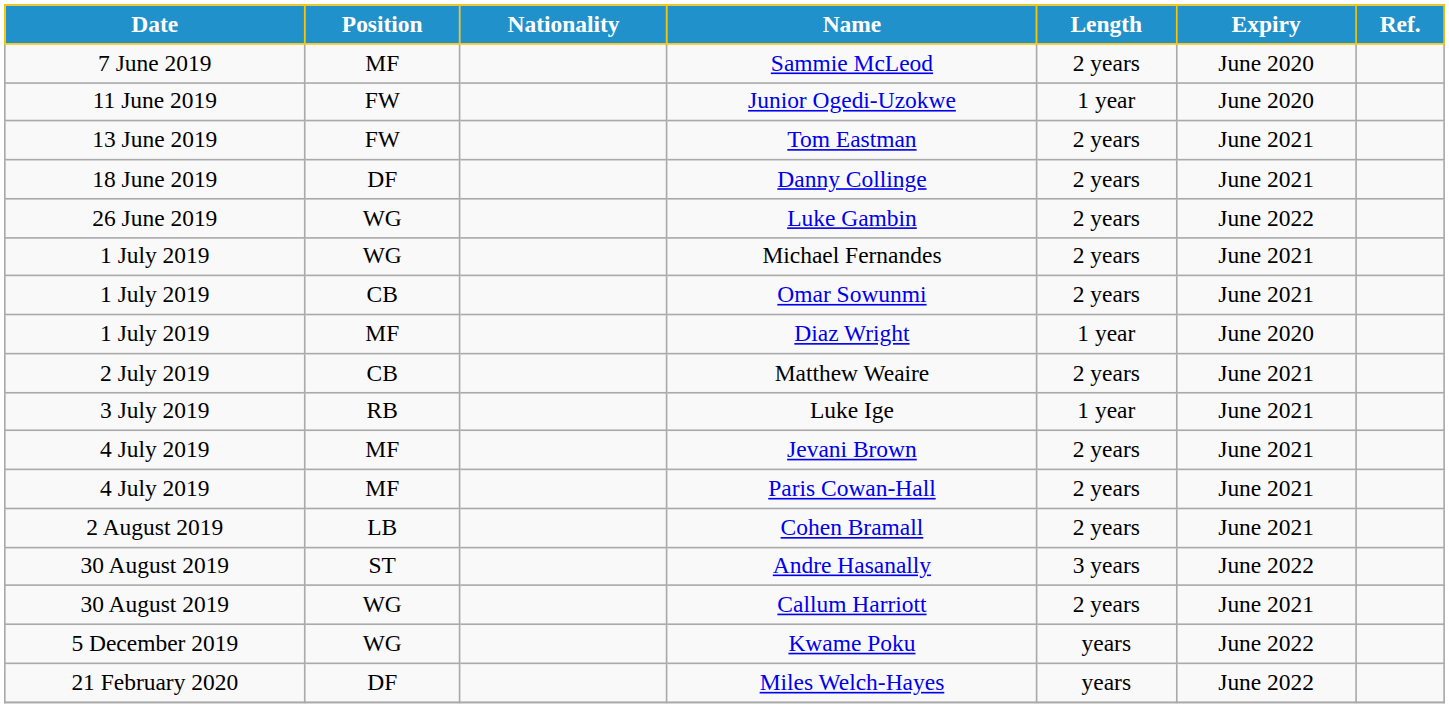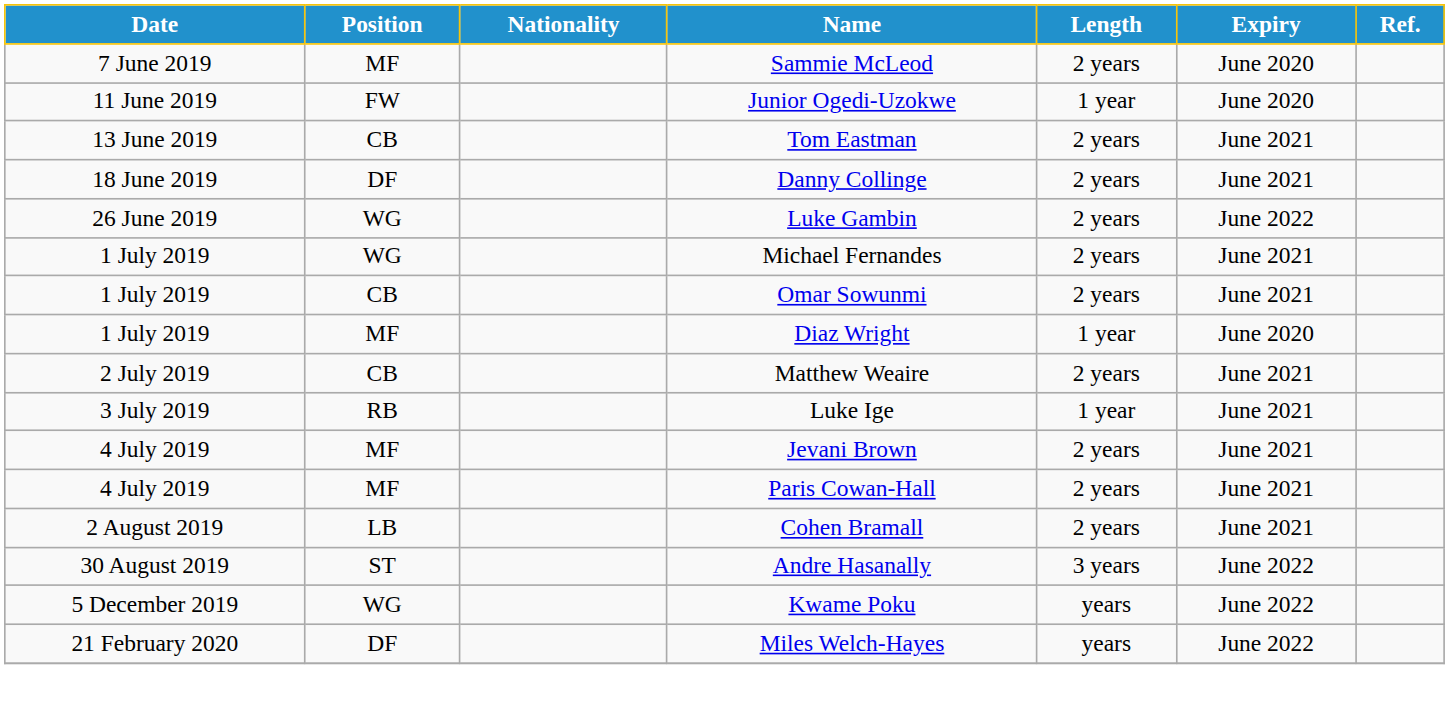(382, 140) FW -> (382, 140) CB
- row: (852, 604)
